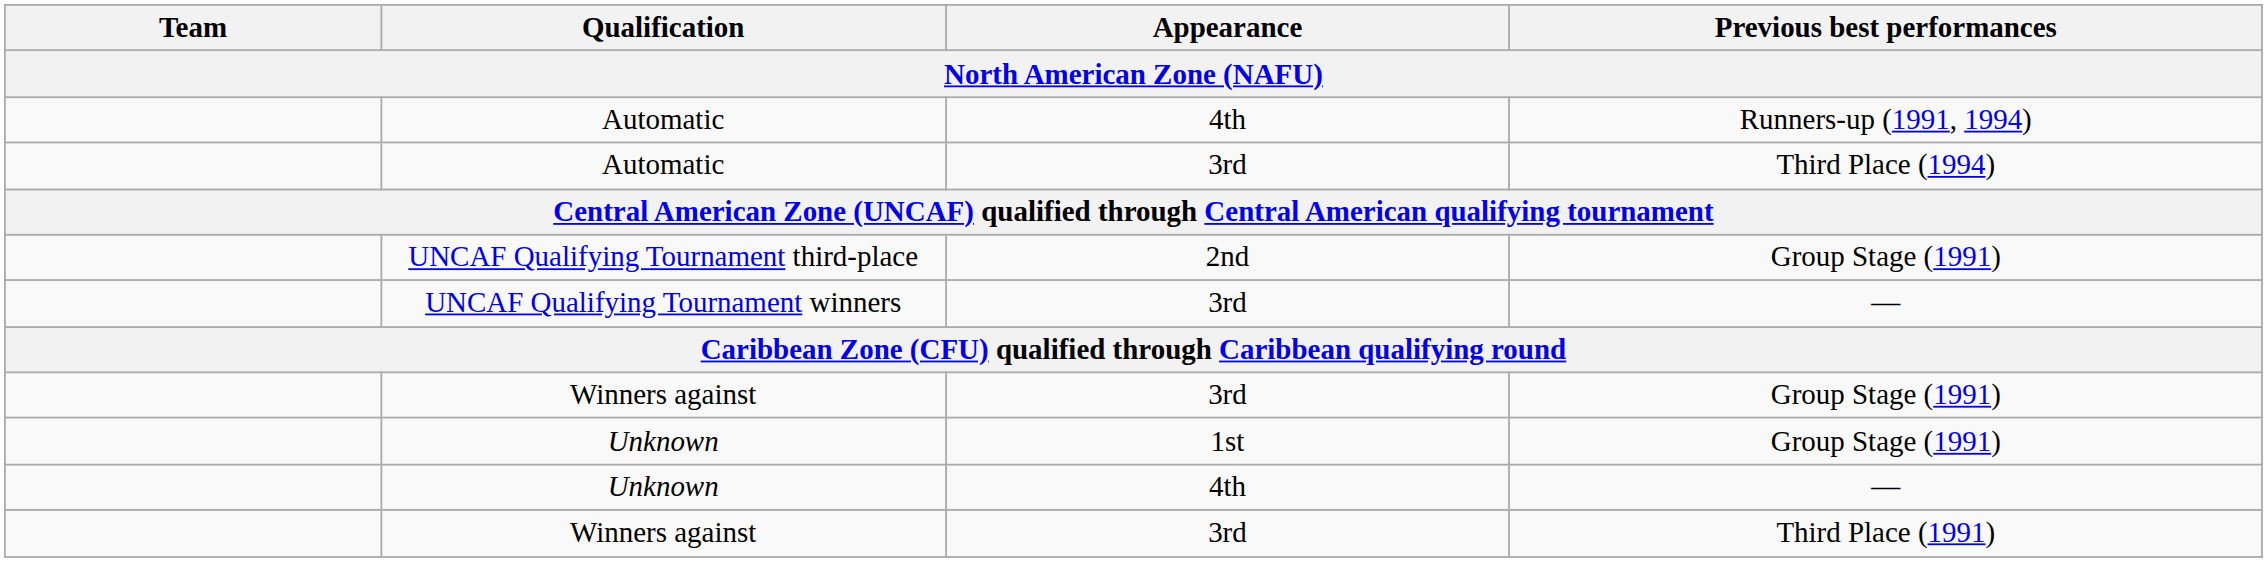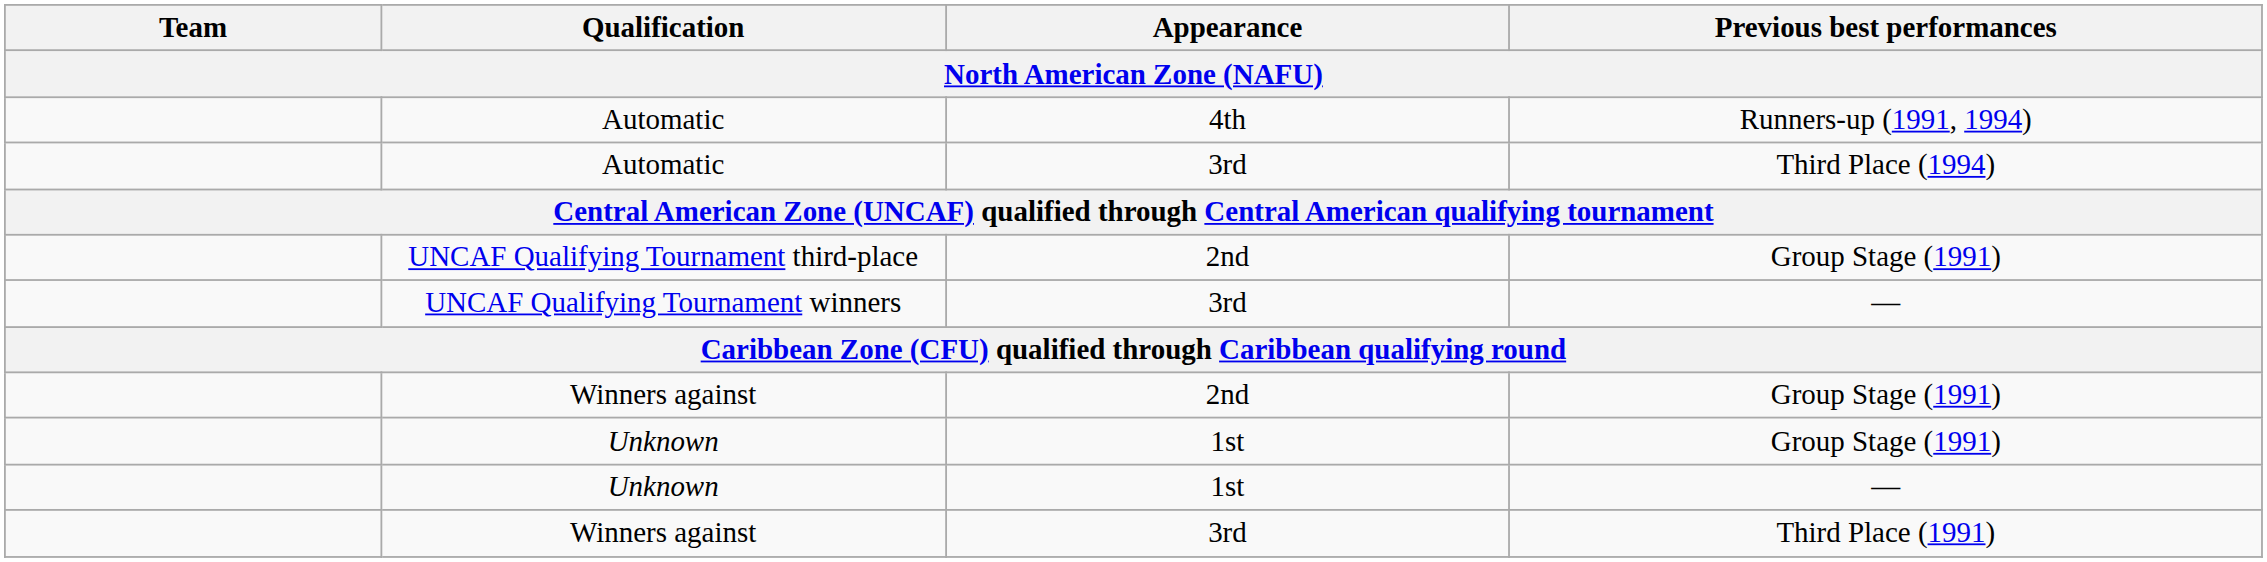(1227, 394) 3rd -> (1227, 394) 2nd
(1227, 486) 4th -> (1227, 486) 1st
